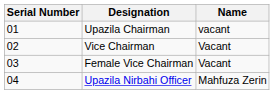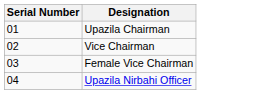- column: (232, 13)
